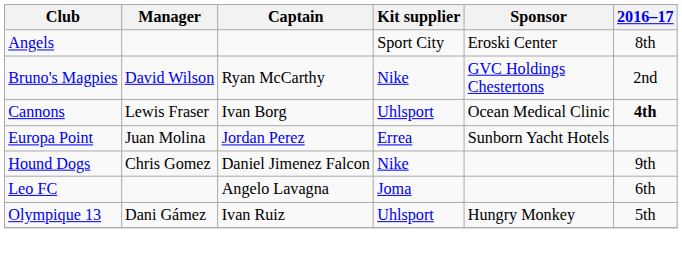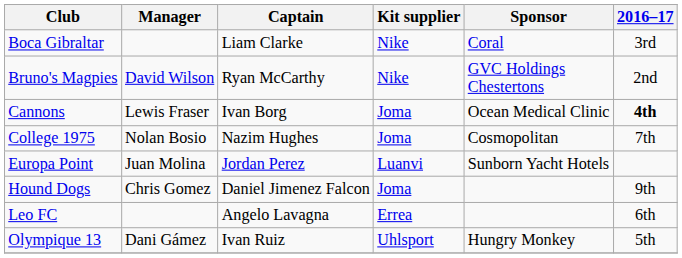- row: (31, 42)
+ row: (56, 42)
(406, 112) Uhlsport -> (394, 112) Joma
+ row: (52, 138)
(395, 138) Errea -> (400, 163) Luanvi
(393, 163) Nike -> (394, 189) Joma
(394, 189) Joma -> (395, 214) Errea
